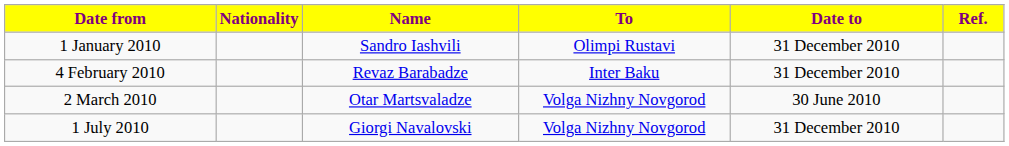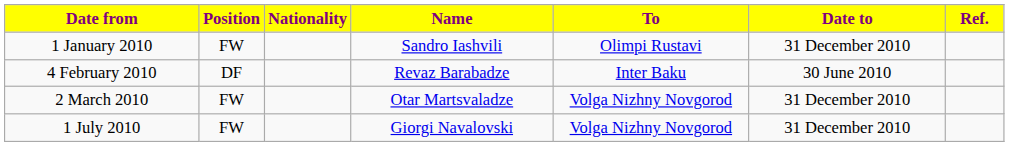+ column: (231, 18)
(836, 73) 31 December 2010 -> (847, 73) 30 June 2010
(836, 100) 30 June 2010 -> (847, 100) 31 December 2010
